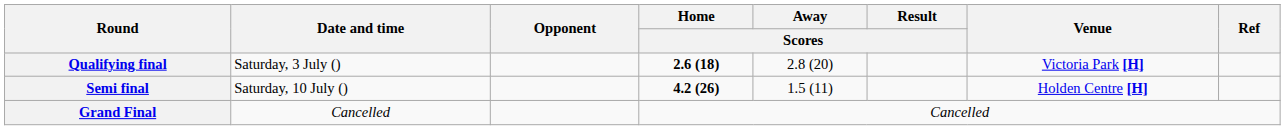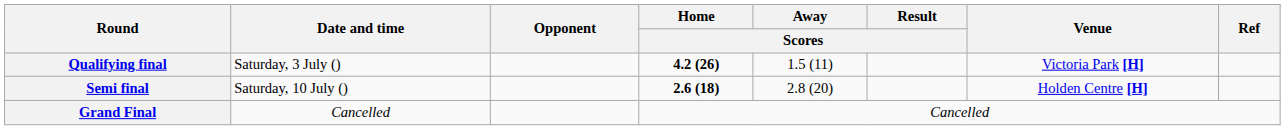(696, 64) 2.6 (18) -> (696, 64) 4.2 (26)
(810, 64) 2.8 (20) -> (810, 64) 1.5 (11)
(696, 88) 4.2 (26) -> (696, 88) 2.6 (18)
(810, 88) 1.5 (11) -> (810, 88) 2.8 (20)
